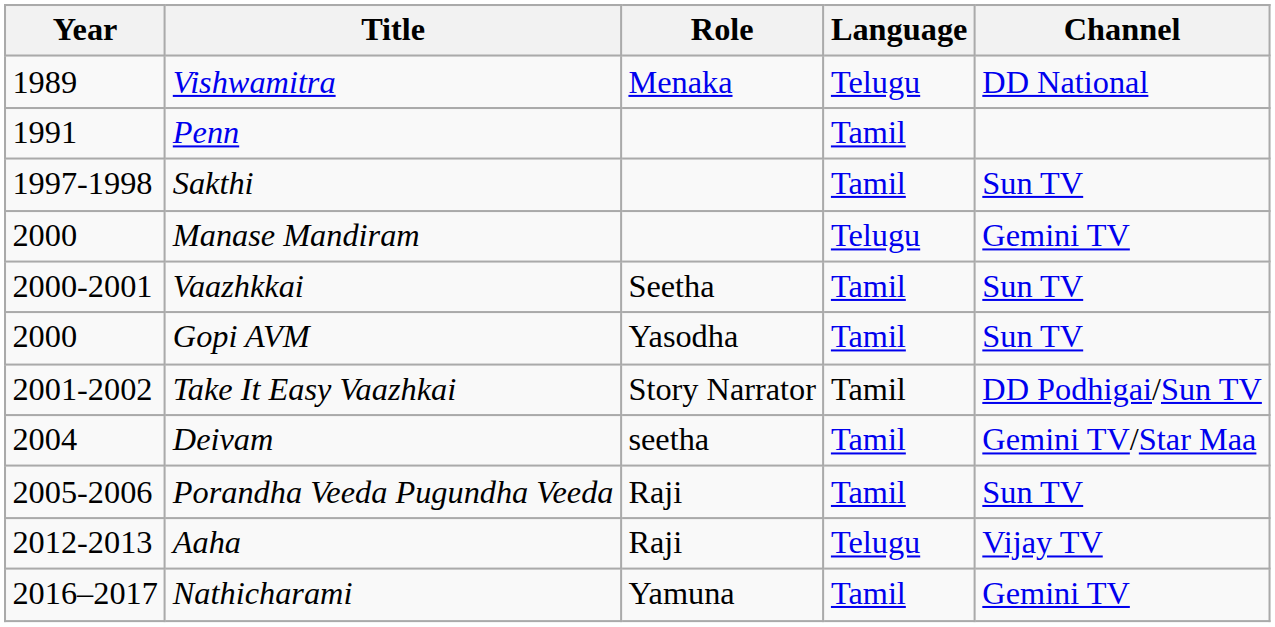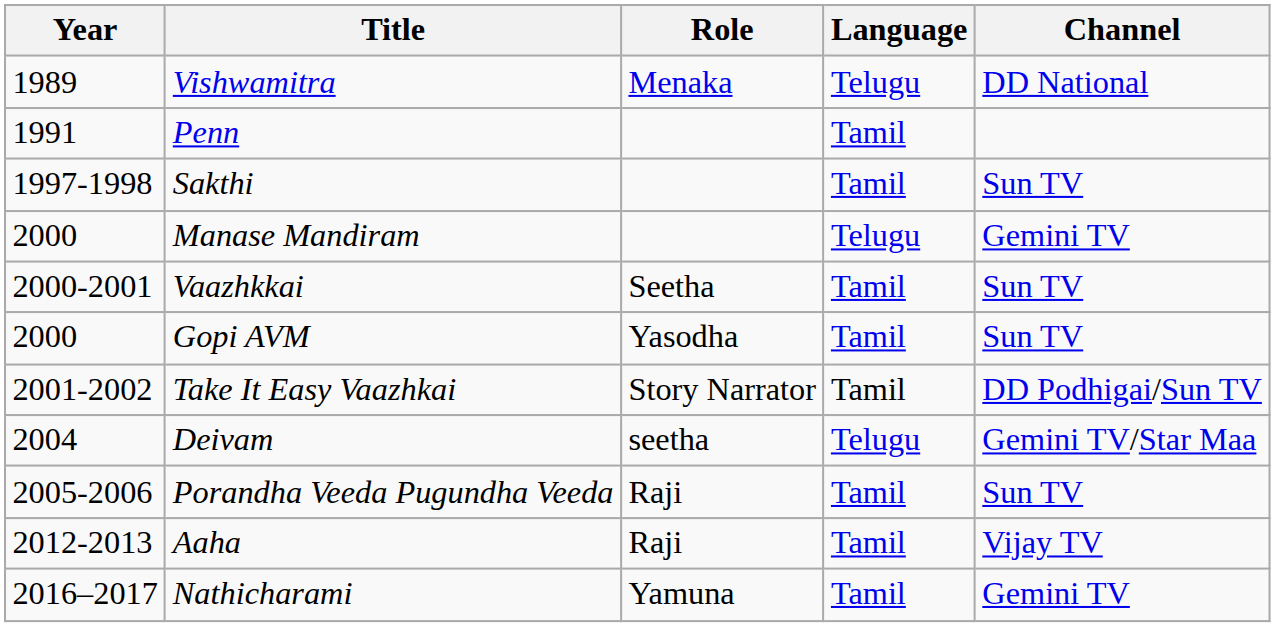(868, 440) Tamil -> (876, 440) Telugu
(876, 542) Telugu -> (868, 542) Tamil
